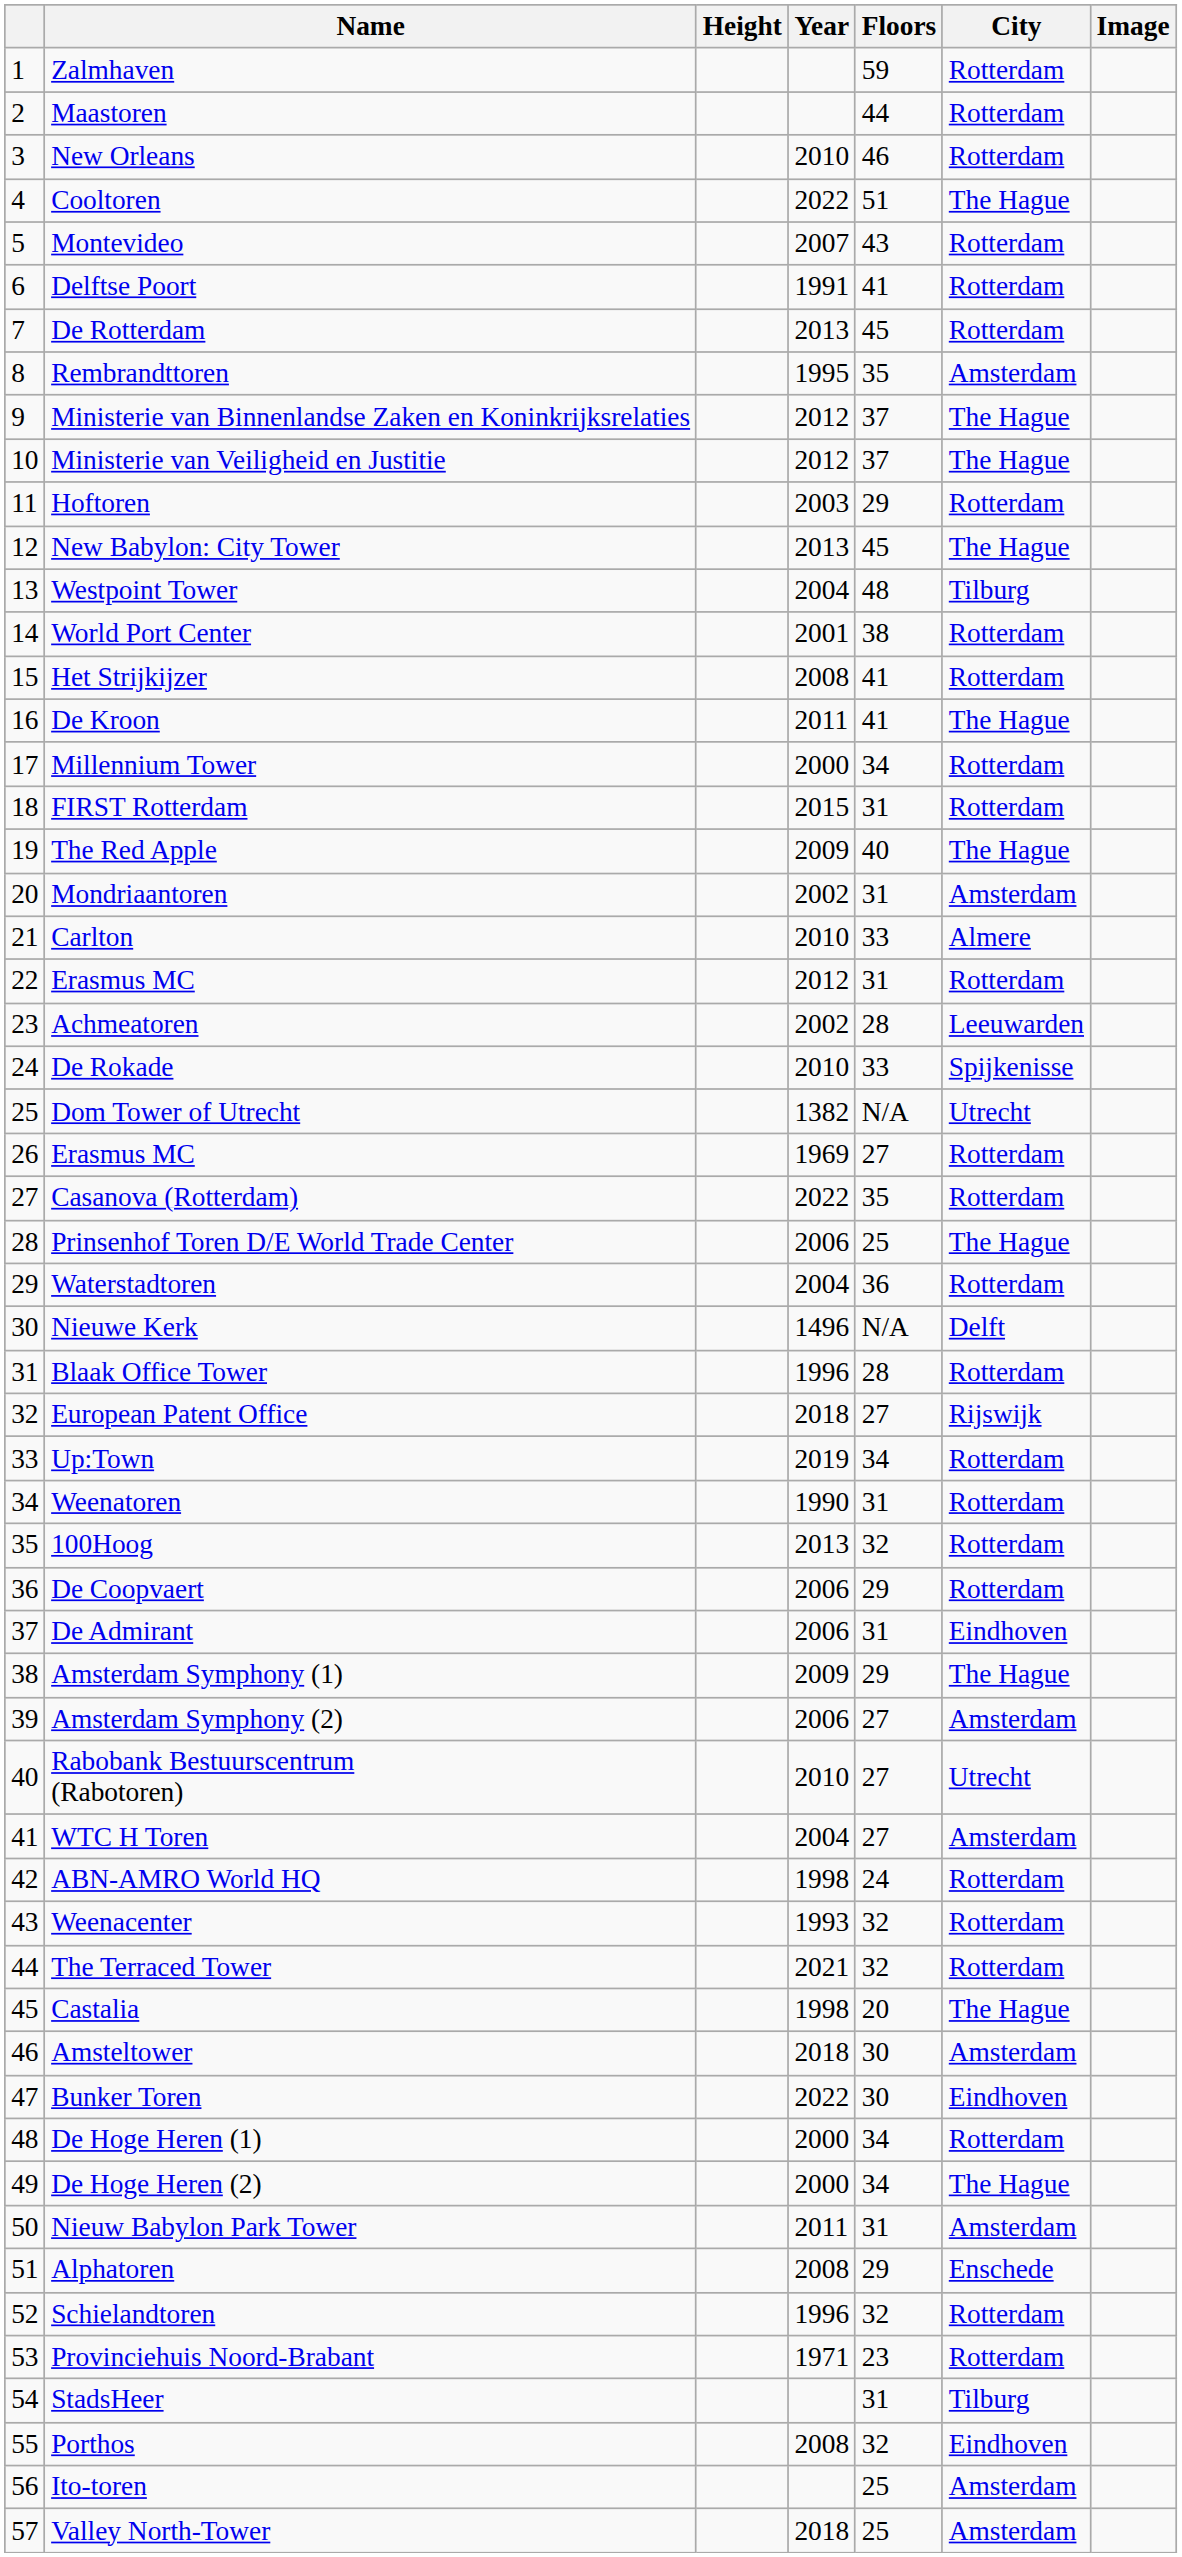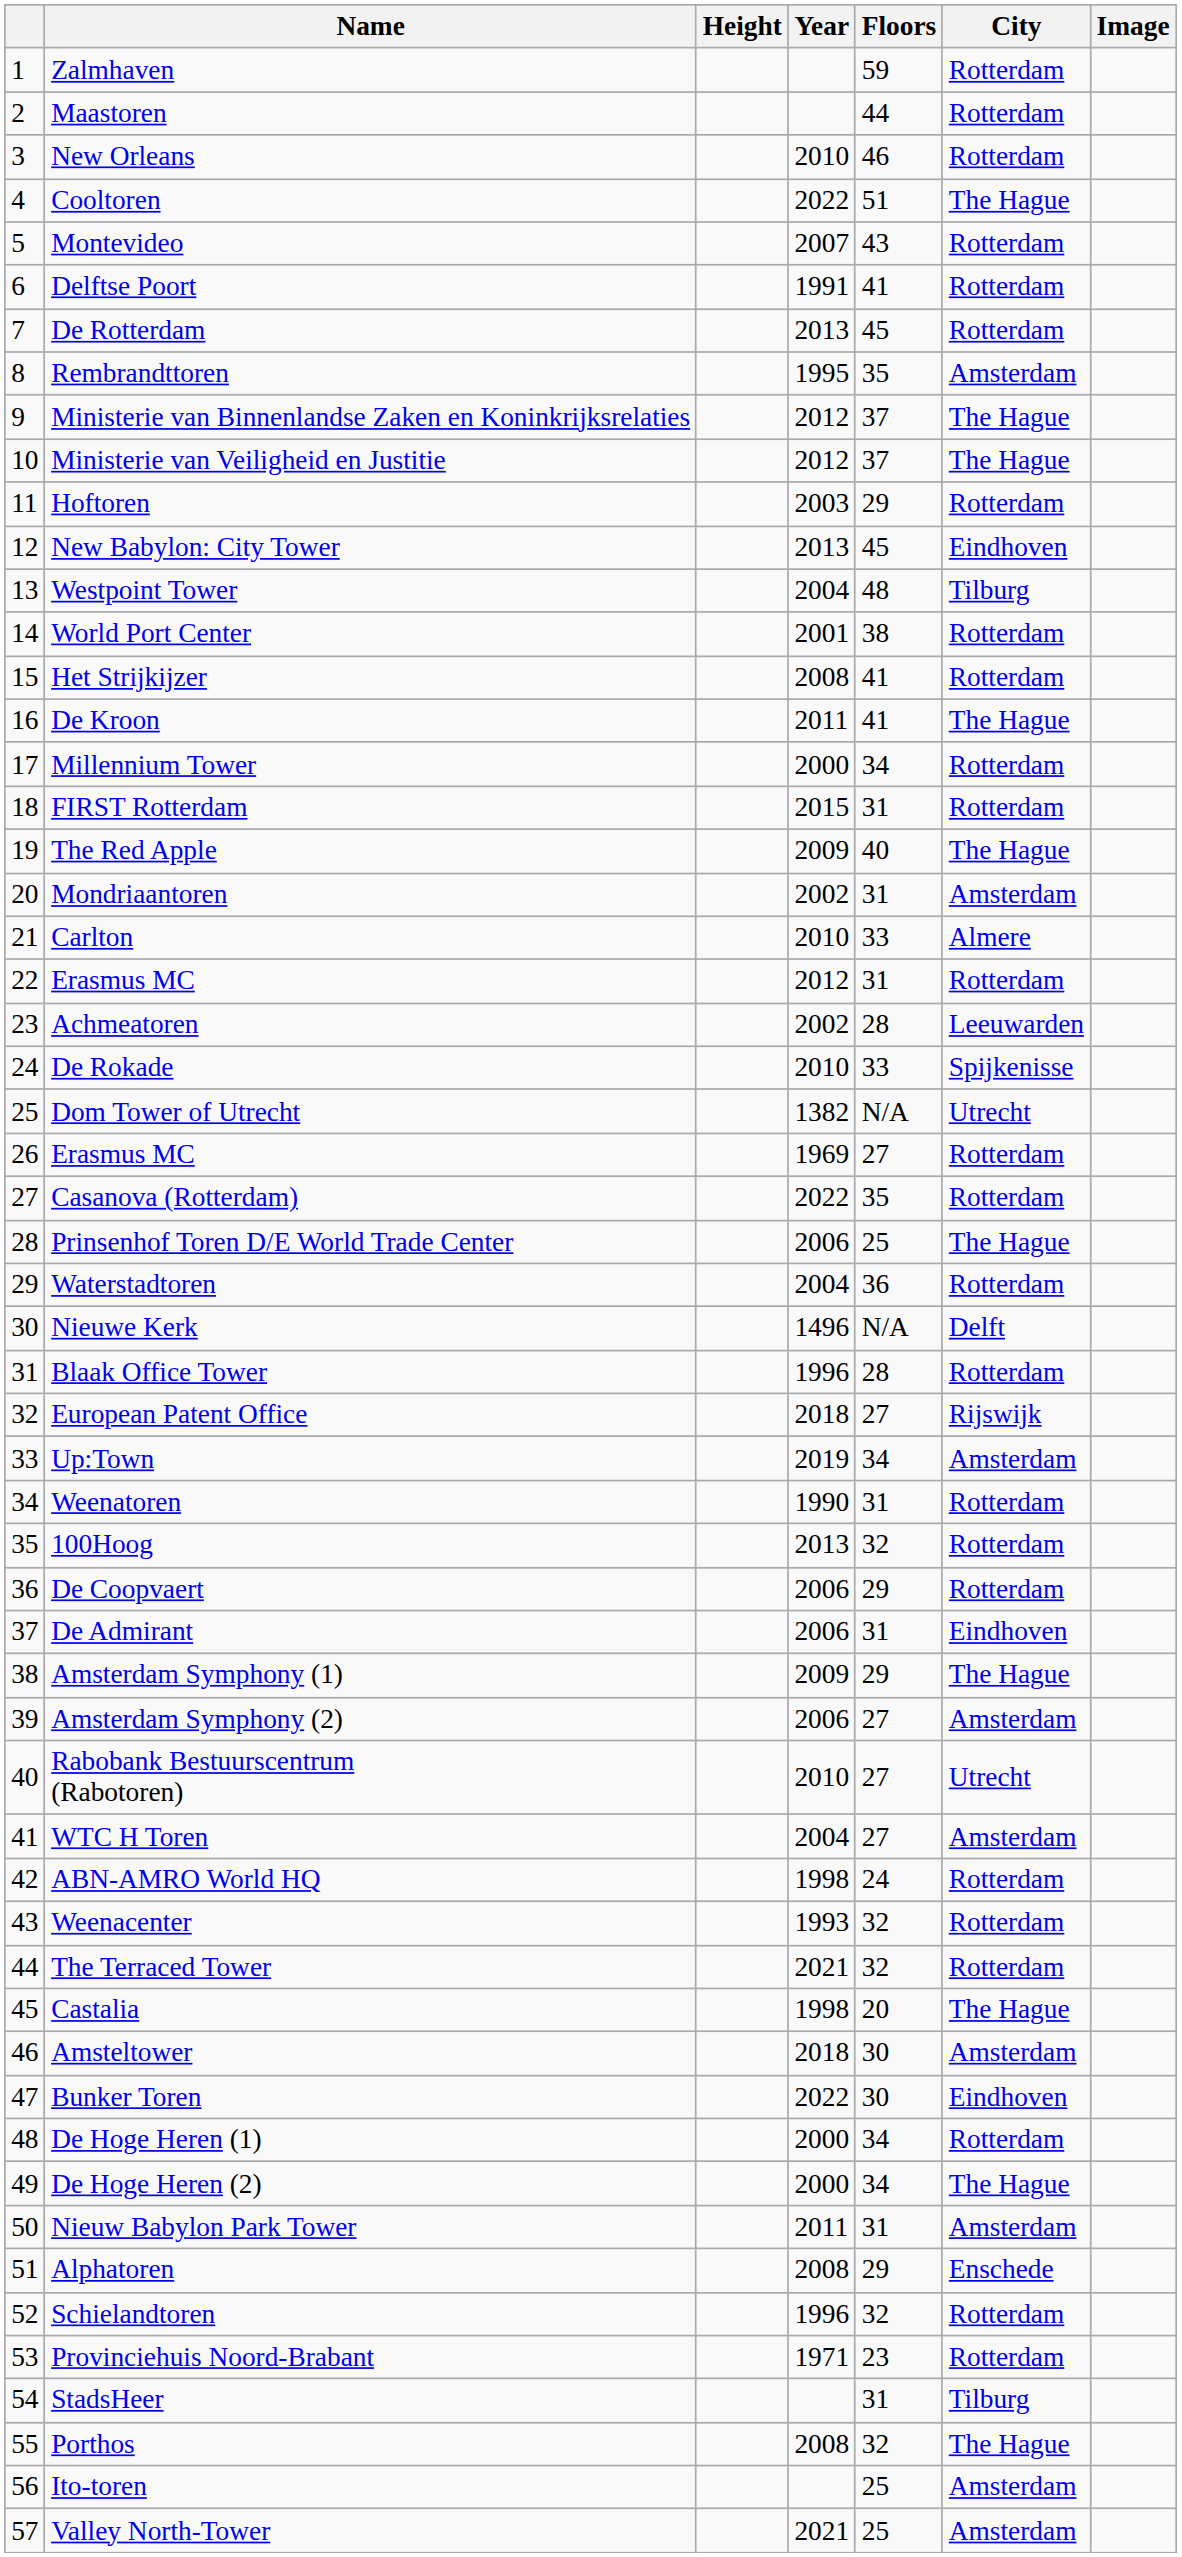(1009, 546) The Hague -> (1008, 546) Eindhoven
(1007, 1458) Rotterdam -> (1013, 1458) Amsterdam
(1008, 2443) Eindhoven -> (1009, 2443) The Hague
(822, 2530) 2018 -> (822, 2530) 2021
